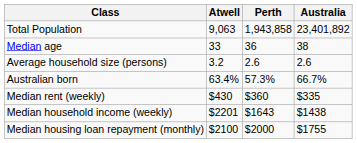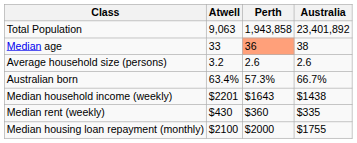(251, 46) no background -> (251, 46) lightsalmon background
rows swapped: (90, 113) <-> (56, 96)
